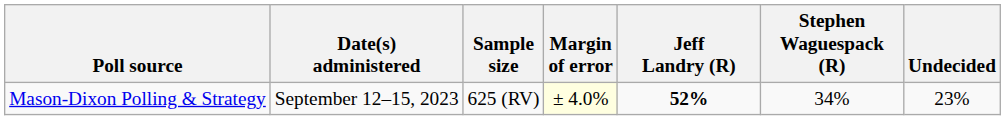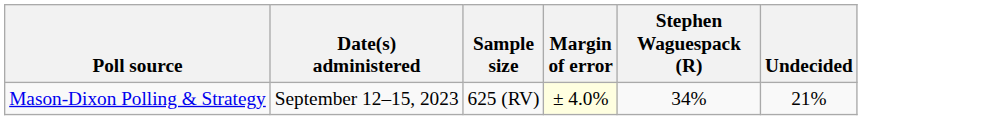- column: (689, 54)
(952, 98) 23% -> (809, 98) 21%
